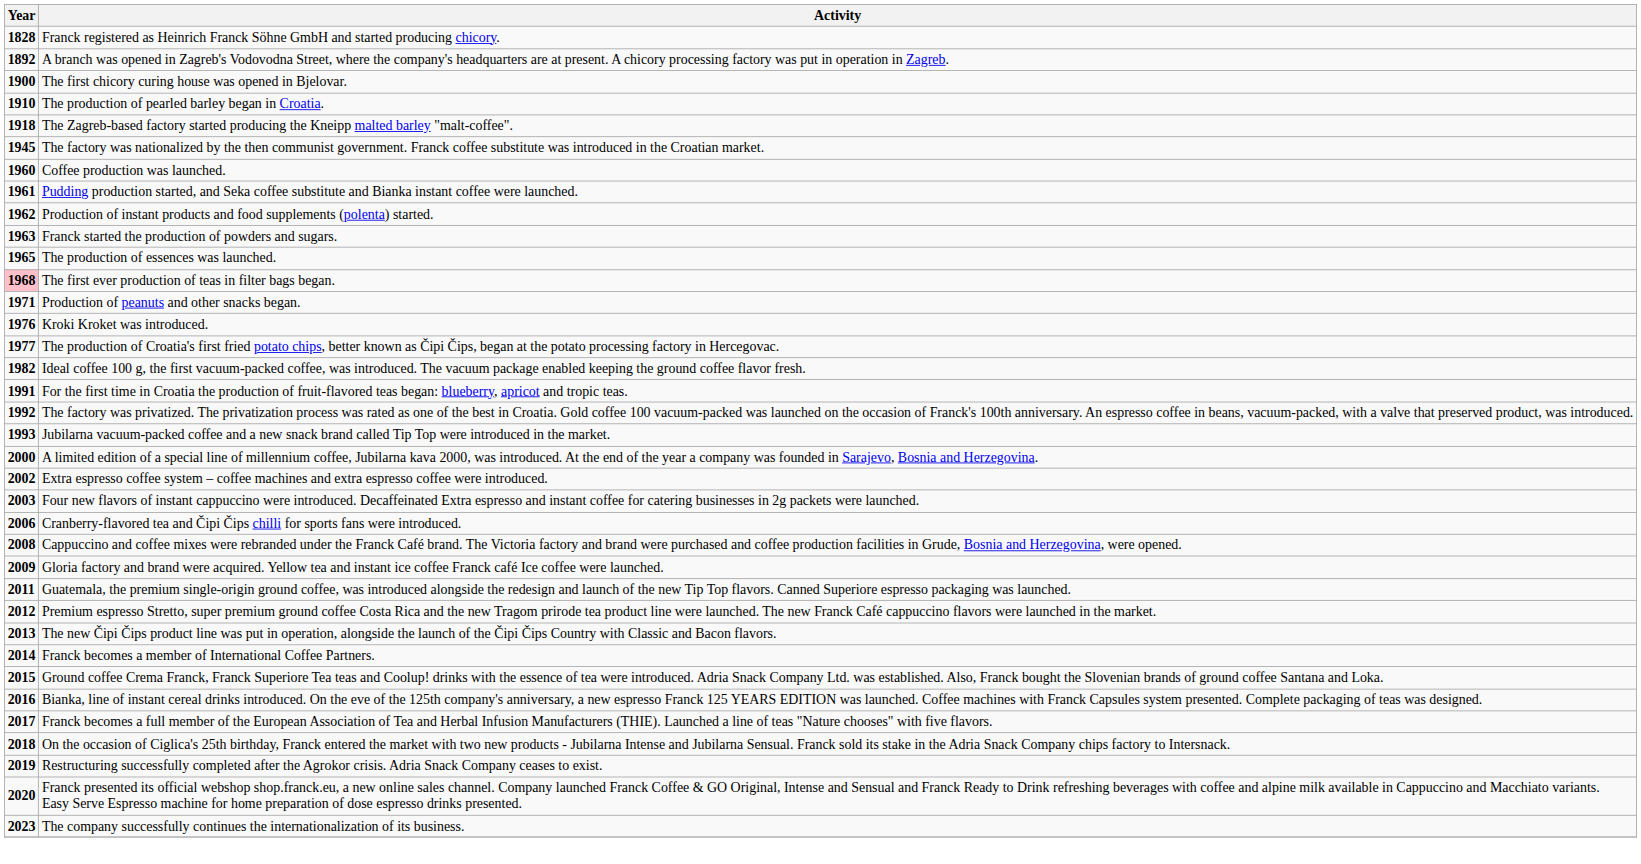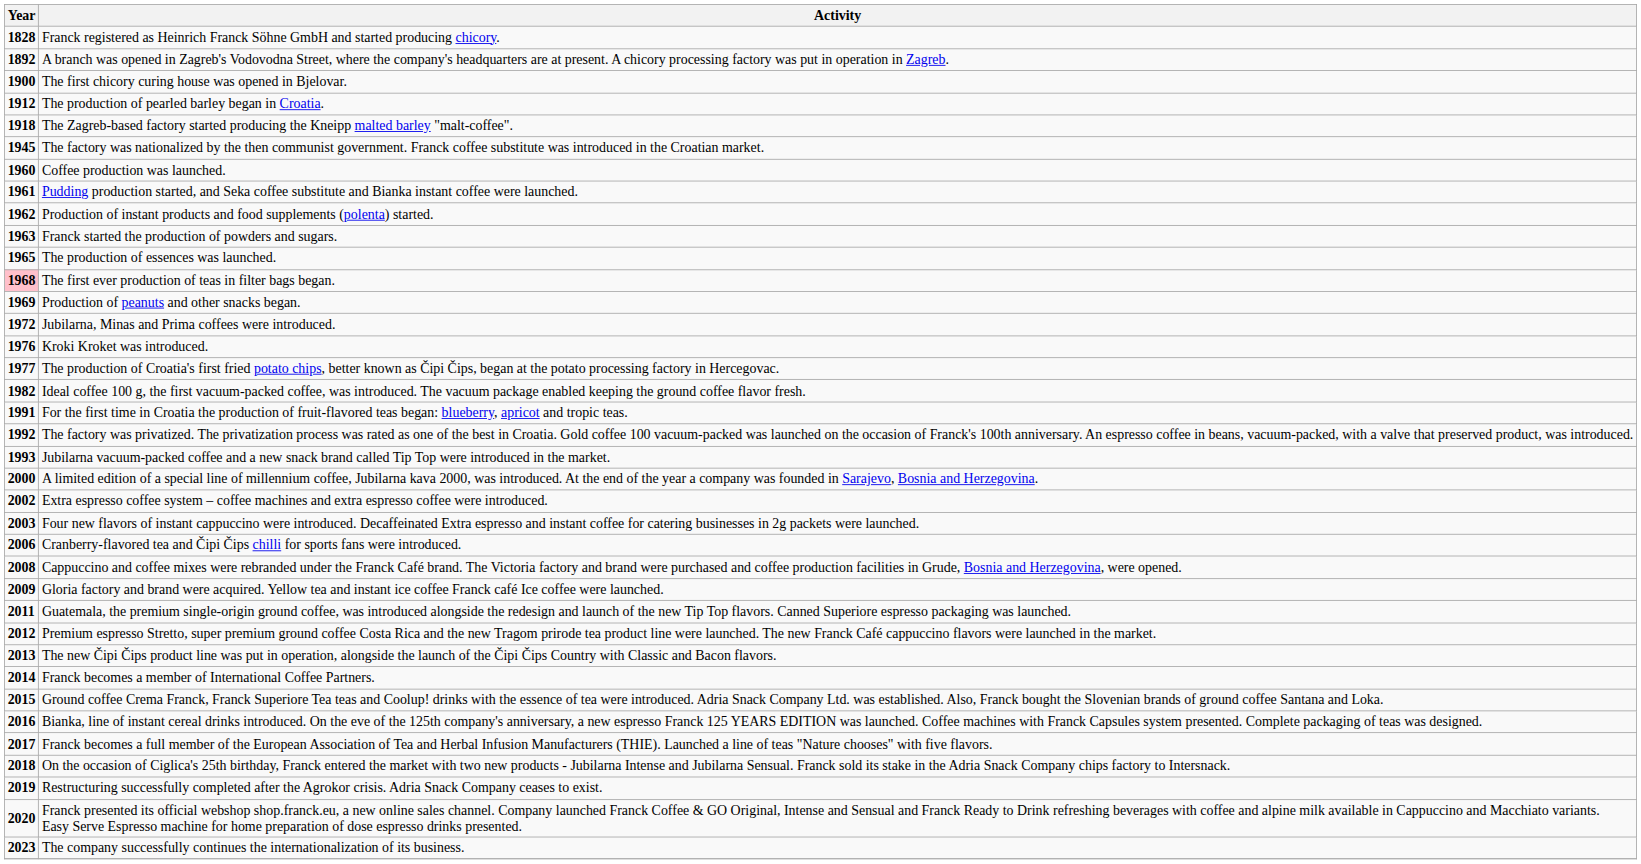(22, 103) 1910 -> (22, 103) 1912
(22, 302) 1971 -> (22, 302) 1969
+ row: (189, 324)
